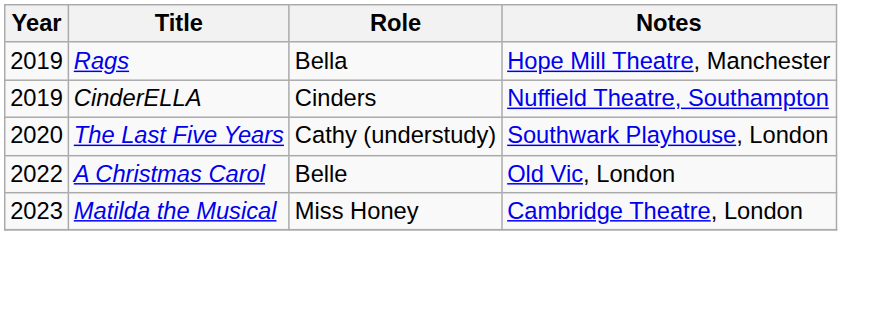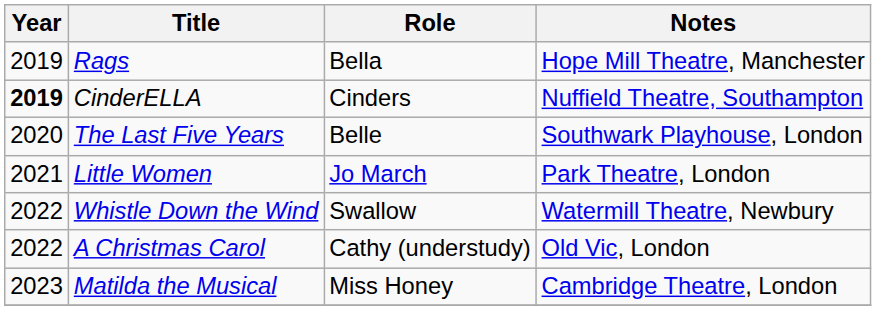(37, 98) normal -> (37, 98) bold
(396, 135) Cathy (understudy) -> (356, 135) Belle
+ row: (143, 173)
+ row: (196, 211)
(321, 173) Belle -> (430, 248) Cathy (understudy)
